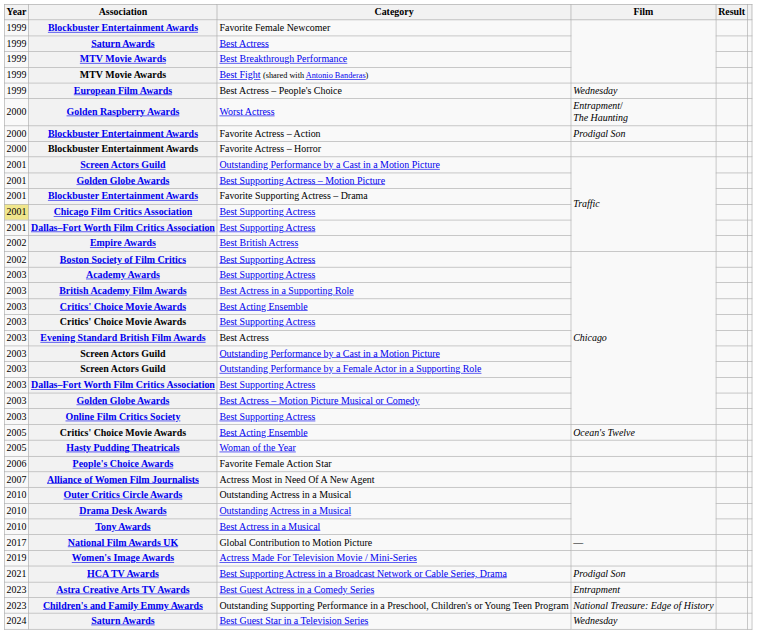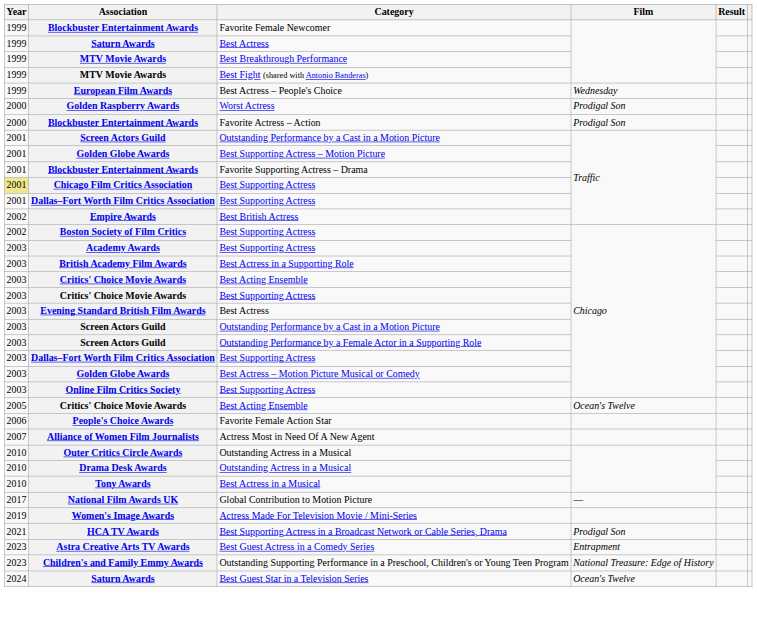(601, 112) Entrapment/ The Haunting -> (599, 106) Prodigal Son
- row: (123, 149)
- row: (123, 448)
(595, 621) Wednesday -> (604, 578) Ocean's Twelve
